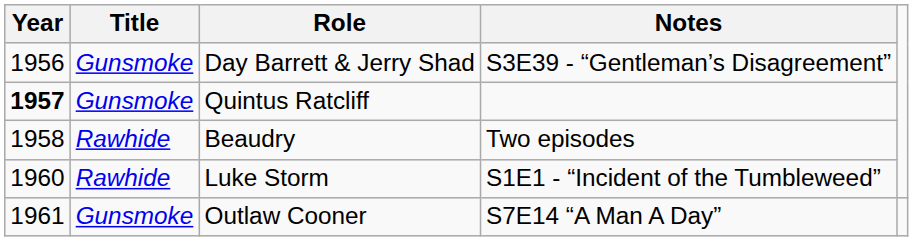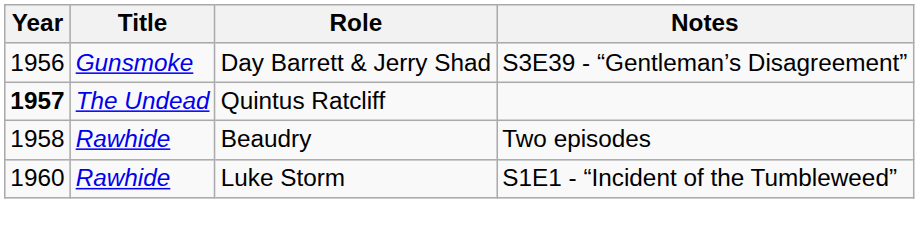(134, 100) Gunsmoke -> (143, 100) The Undead
- row: (286, 216)
